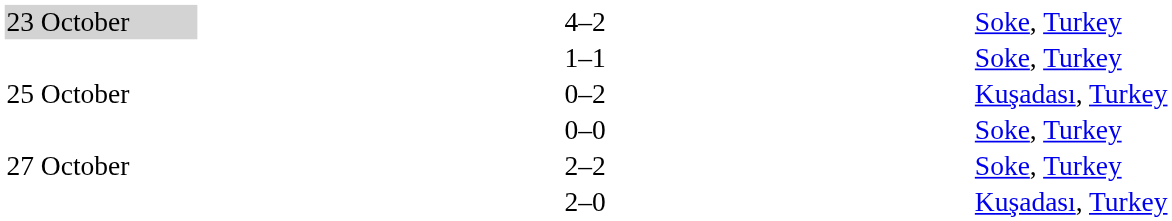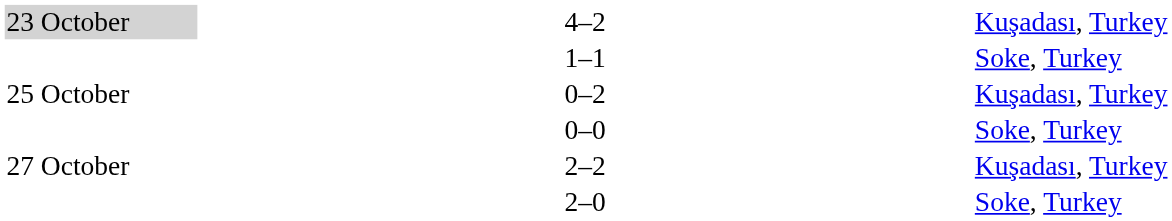(1048, 21) Soke, Turkey -> (1071, 21) Kuşadası, Turkey
(1048, 166) Soke, Turkey -> (1071, 166) Kuşadası, Turkey
(1071, 202) Kuşadası, Turkey -> (1048, 202) Soke, Turkey
